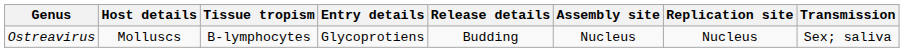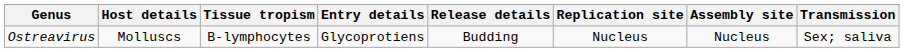columns swapped: (730, 15) <-> (608, 15)
